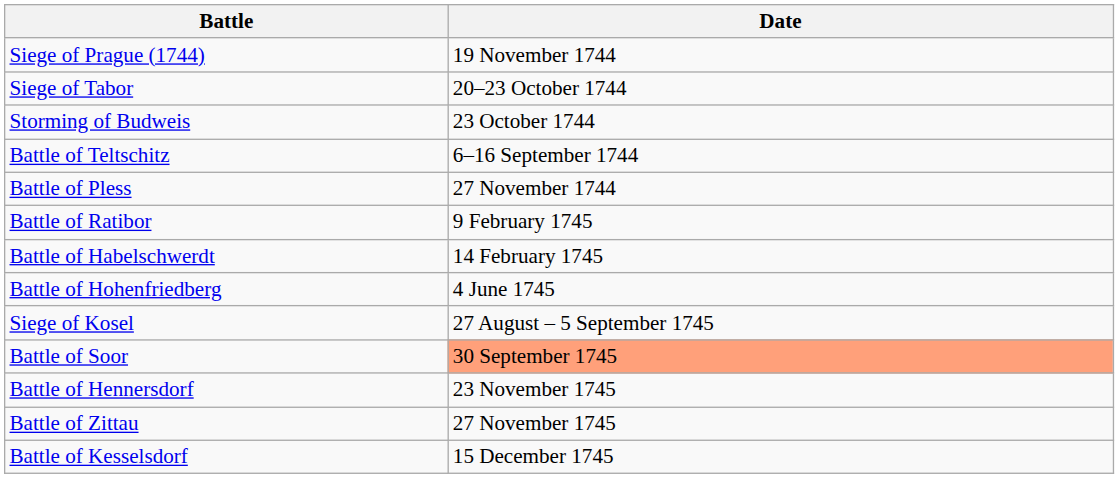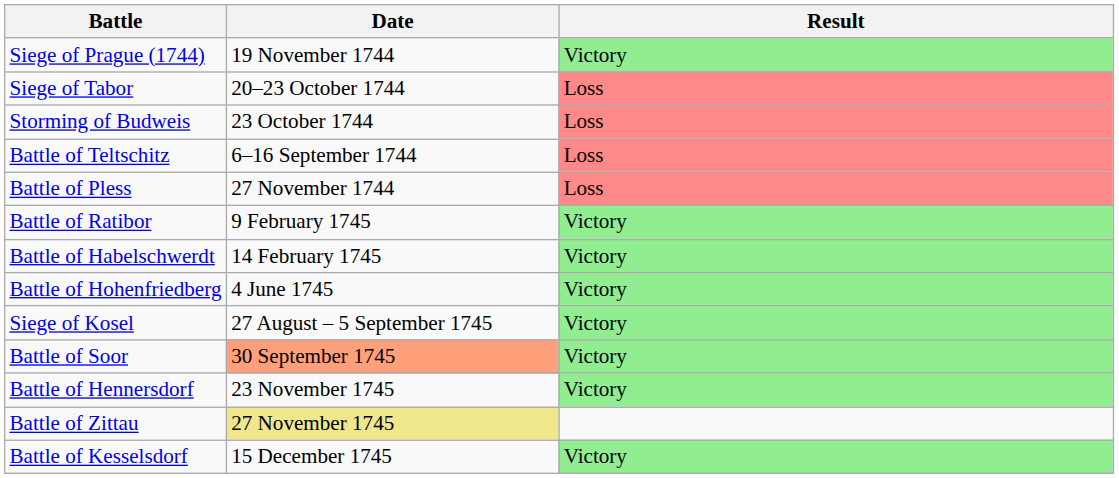+ column: (836, 21)
(534, 423) no background -> (313, 423) khaki background
